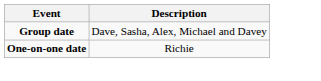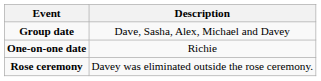+ row: (47, 66)
